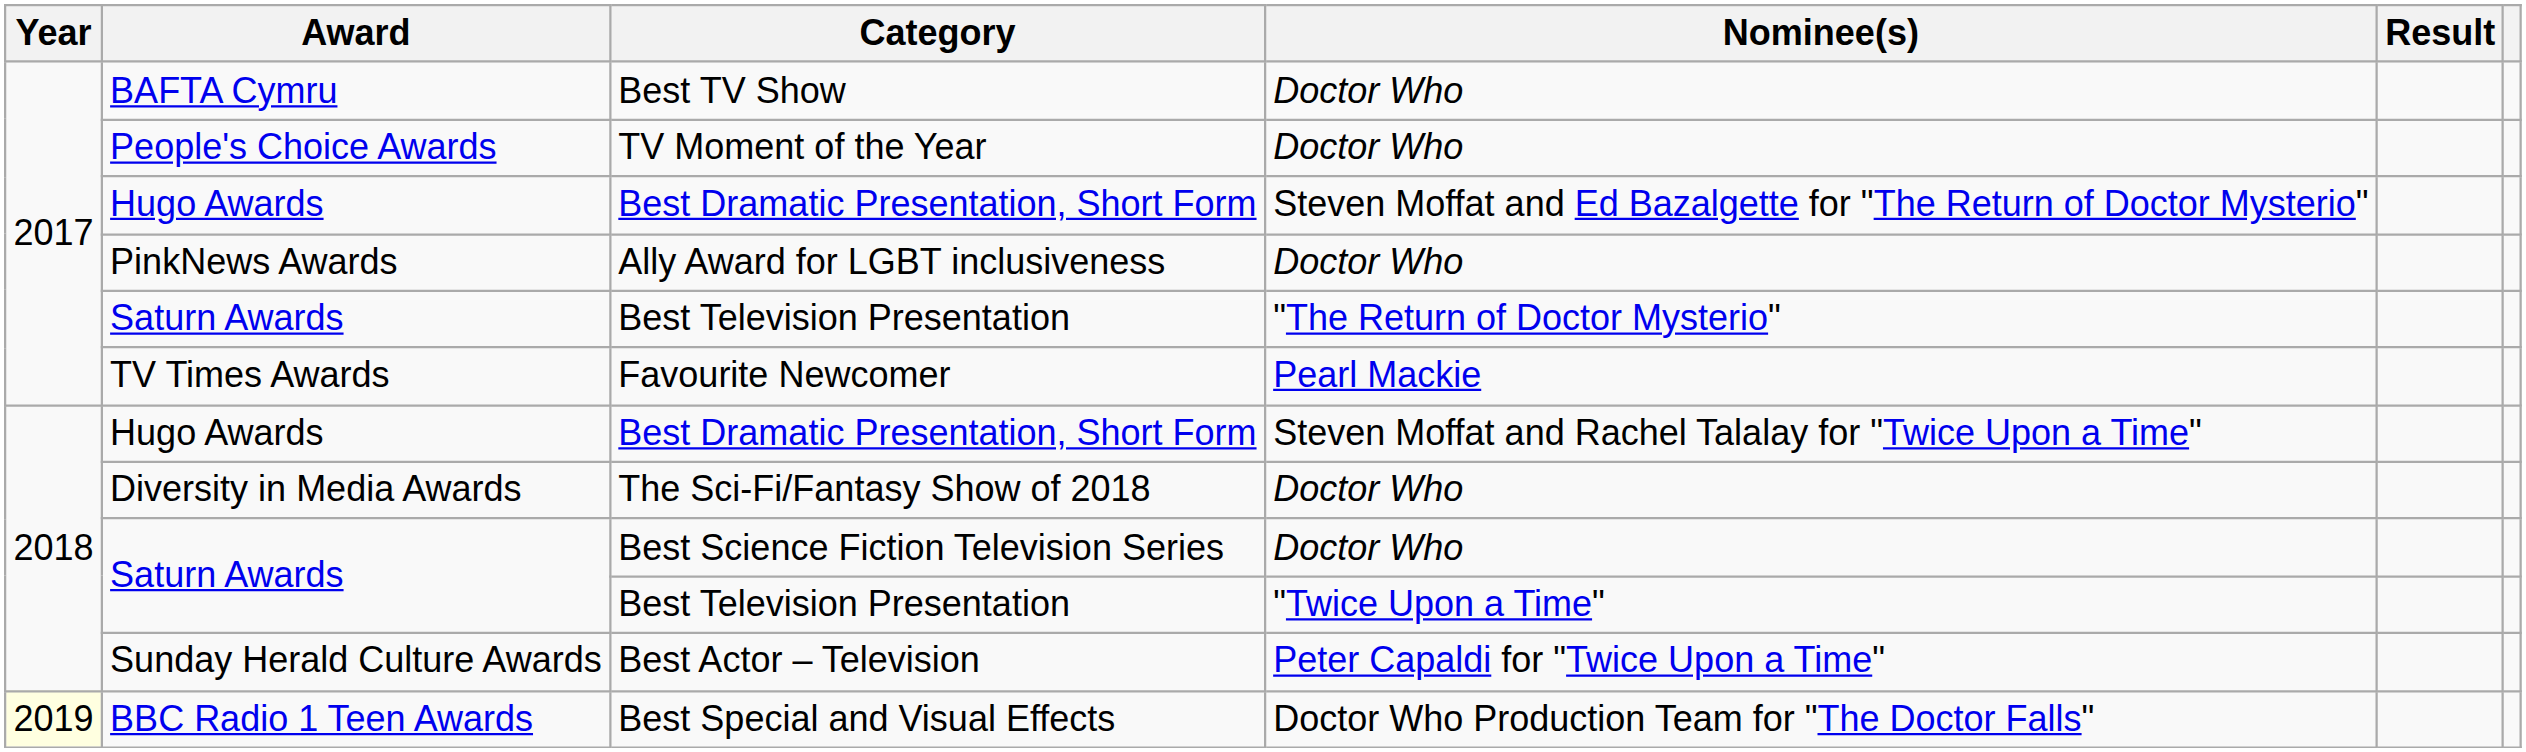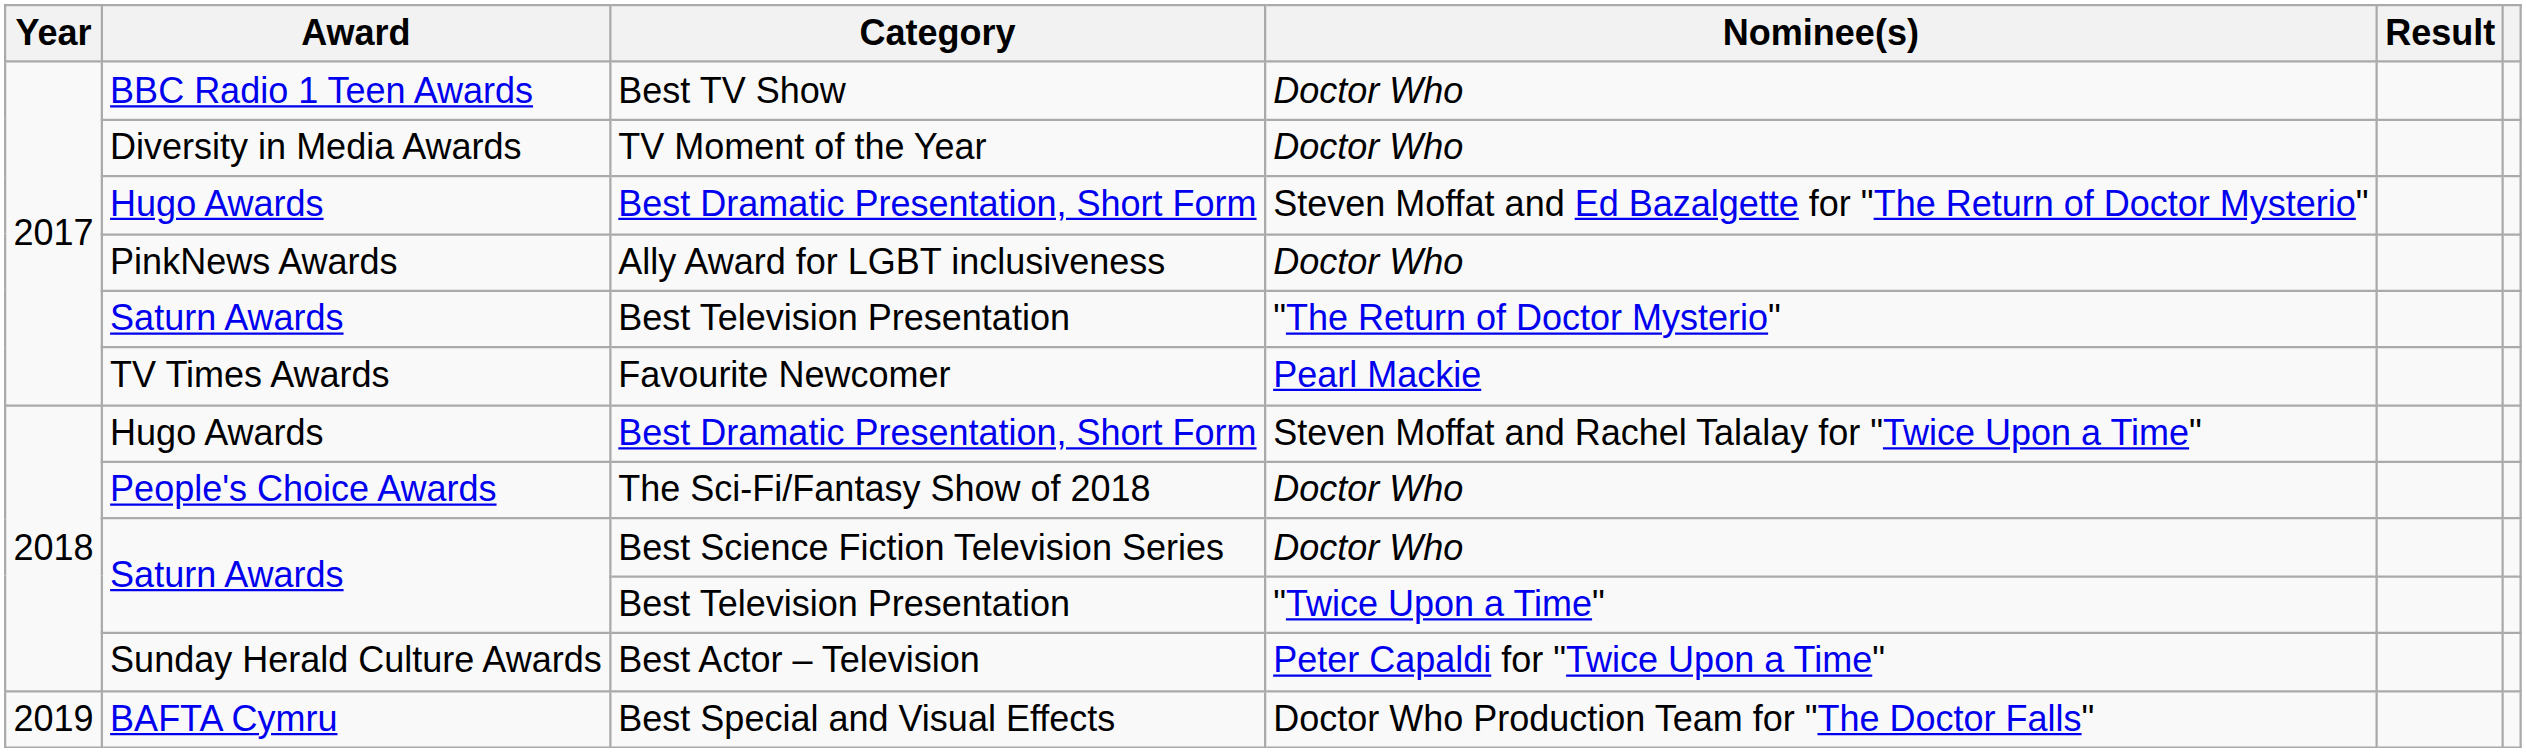(224, 90) BAFTA Cymru -> (322, 90) BBC Radio 1 Teen Awards
(303, 147) People's Choice Awards -> (316, 147) Diversity in Media Awards
(316, 489) Diversity in Media Awards -> (303, 489) People's Choice Awards
(53, 718) lightyellow background -> (53, 718) no background
(322, 718) BBC Radio 1 Teen Awards -> (224, 718) BAFTA Cymru
